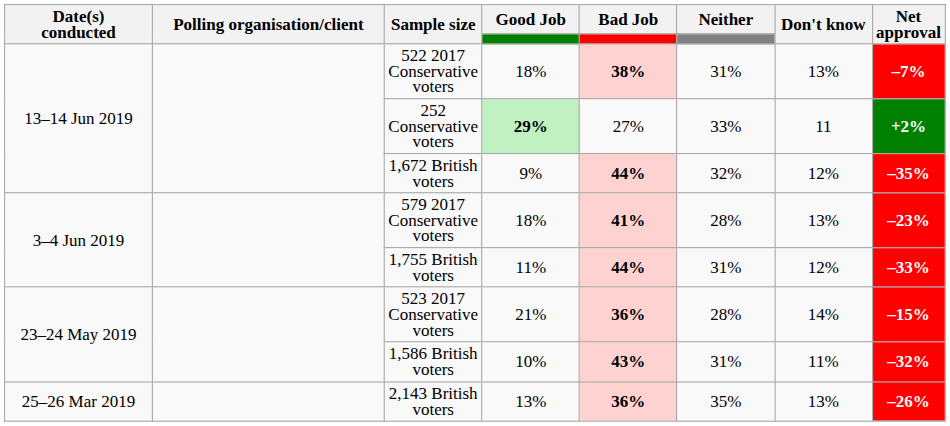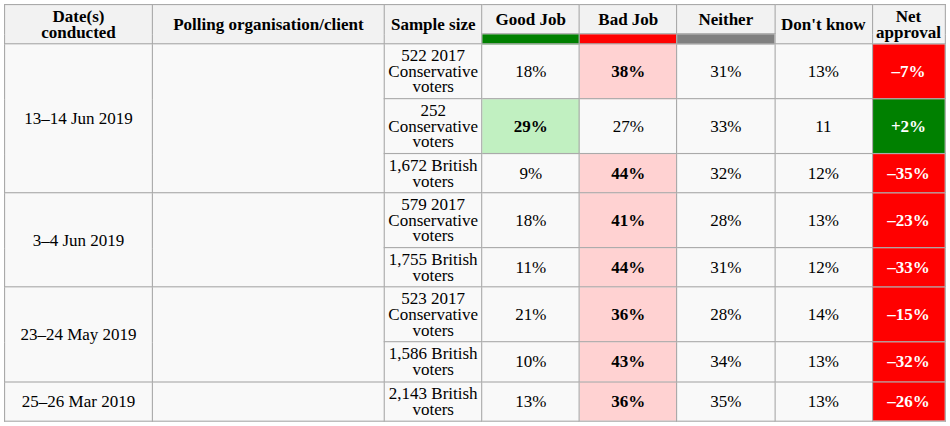(726, 361) 31% -> (726, 361) 34%
(823, 361) 11% -> (823, 361) 13%
